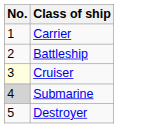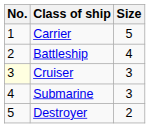+ column: (129, 14)
(11, 93) lightgrey background -> (11, 93) no background
